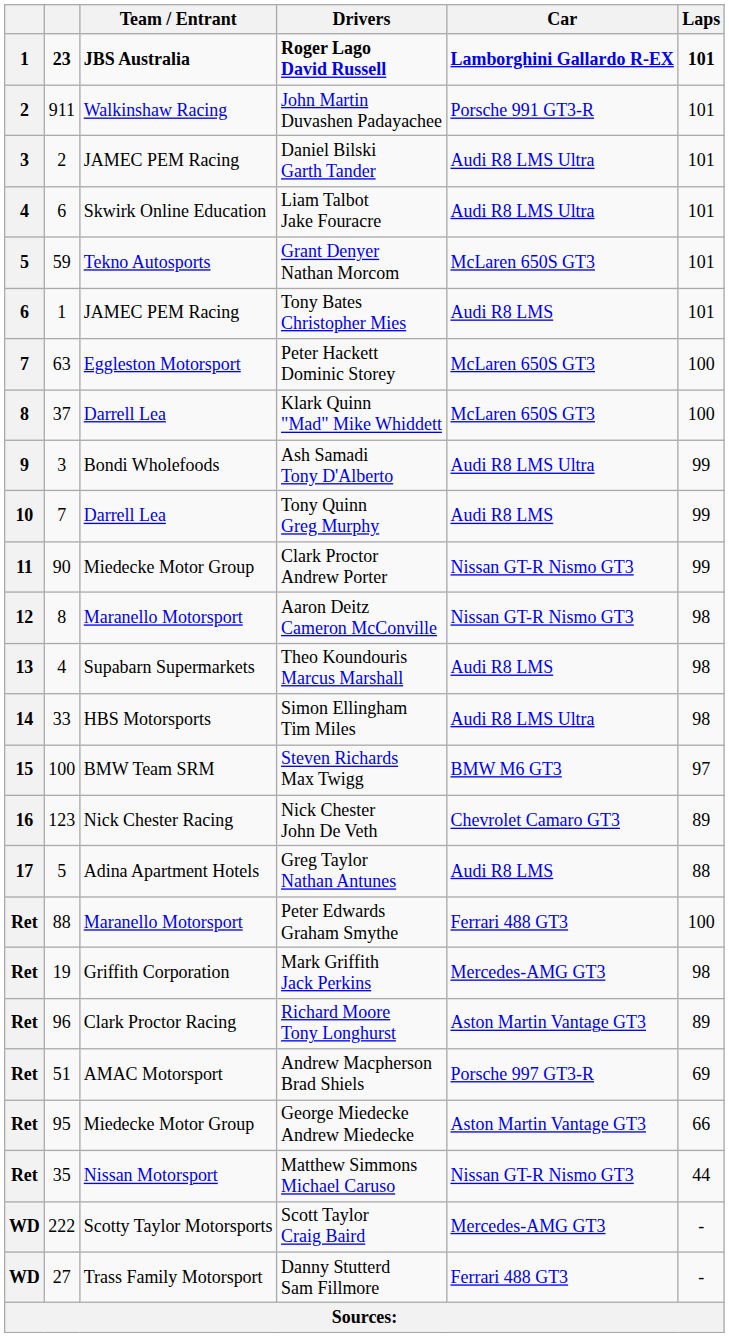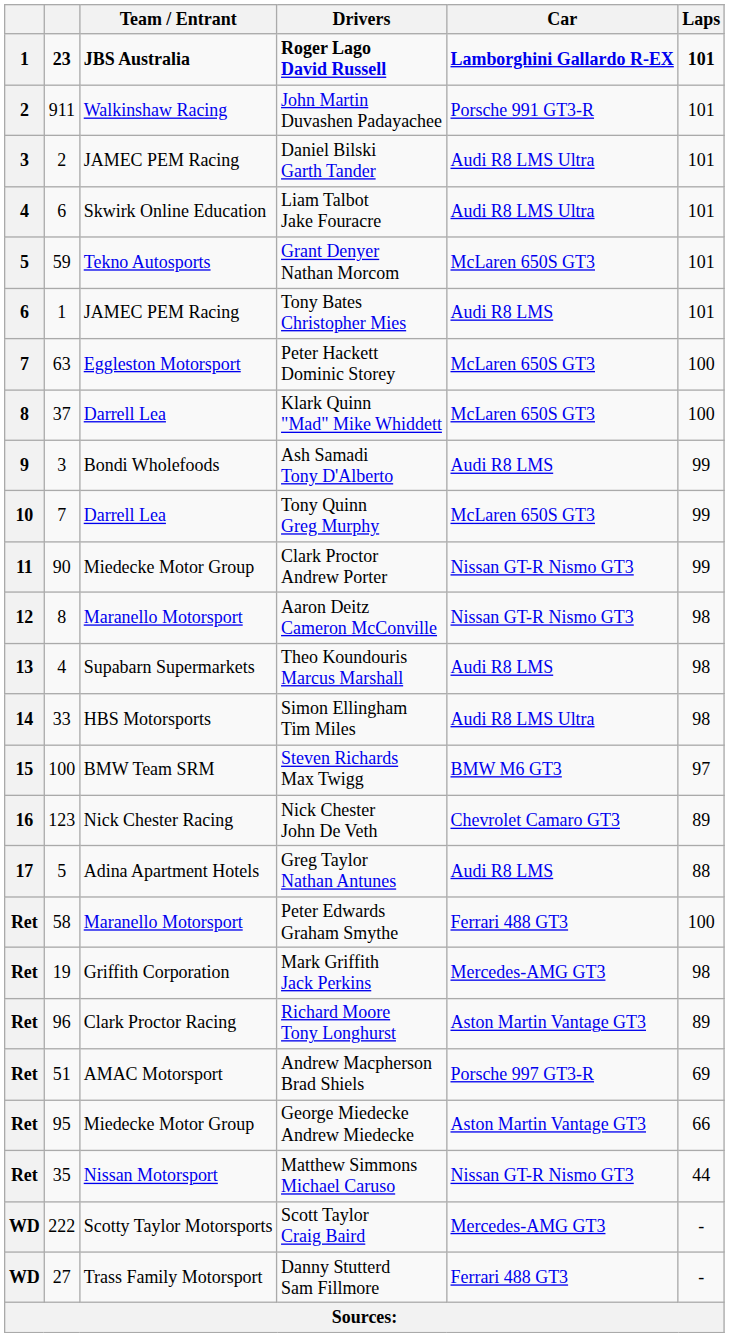(523, 464) Audi R8 LMS Ultra -> (502, 464) Audi R8 LMS
(502, 515) Audi R8 LMS -> (523, 515) McLaren 650S GT3
(62, 921) 88 -> (62, 921) 58
